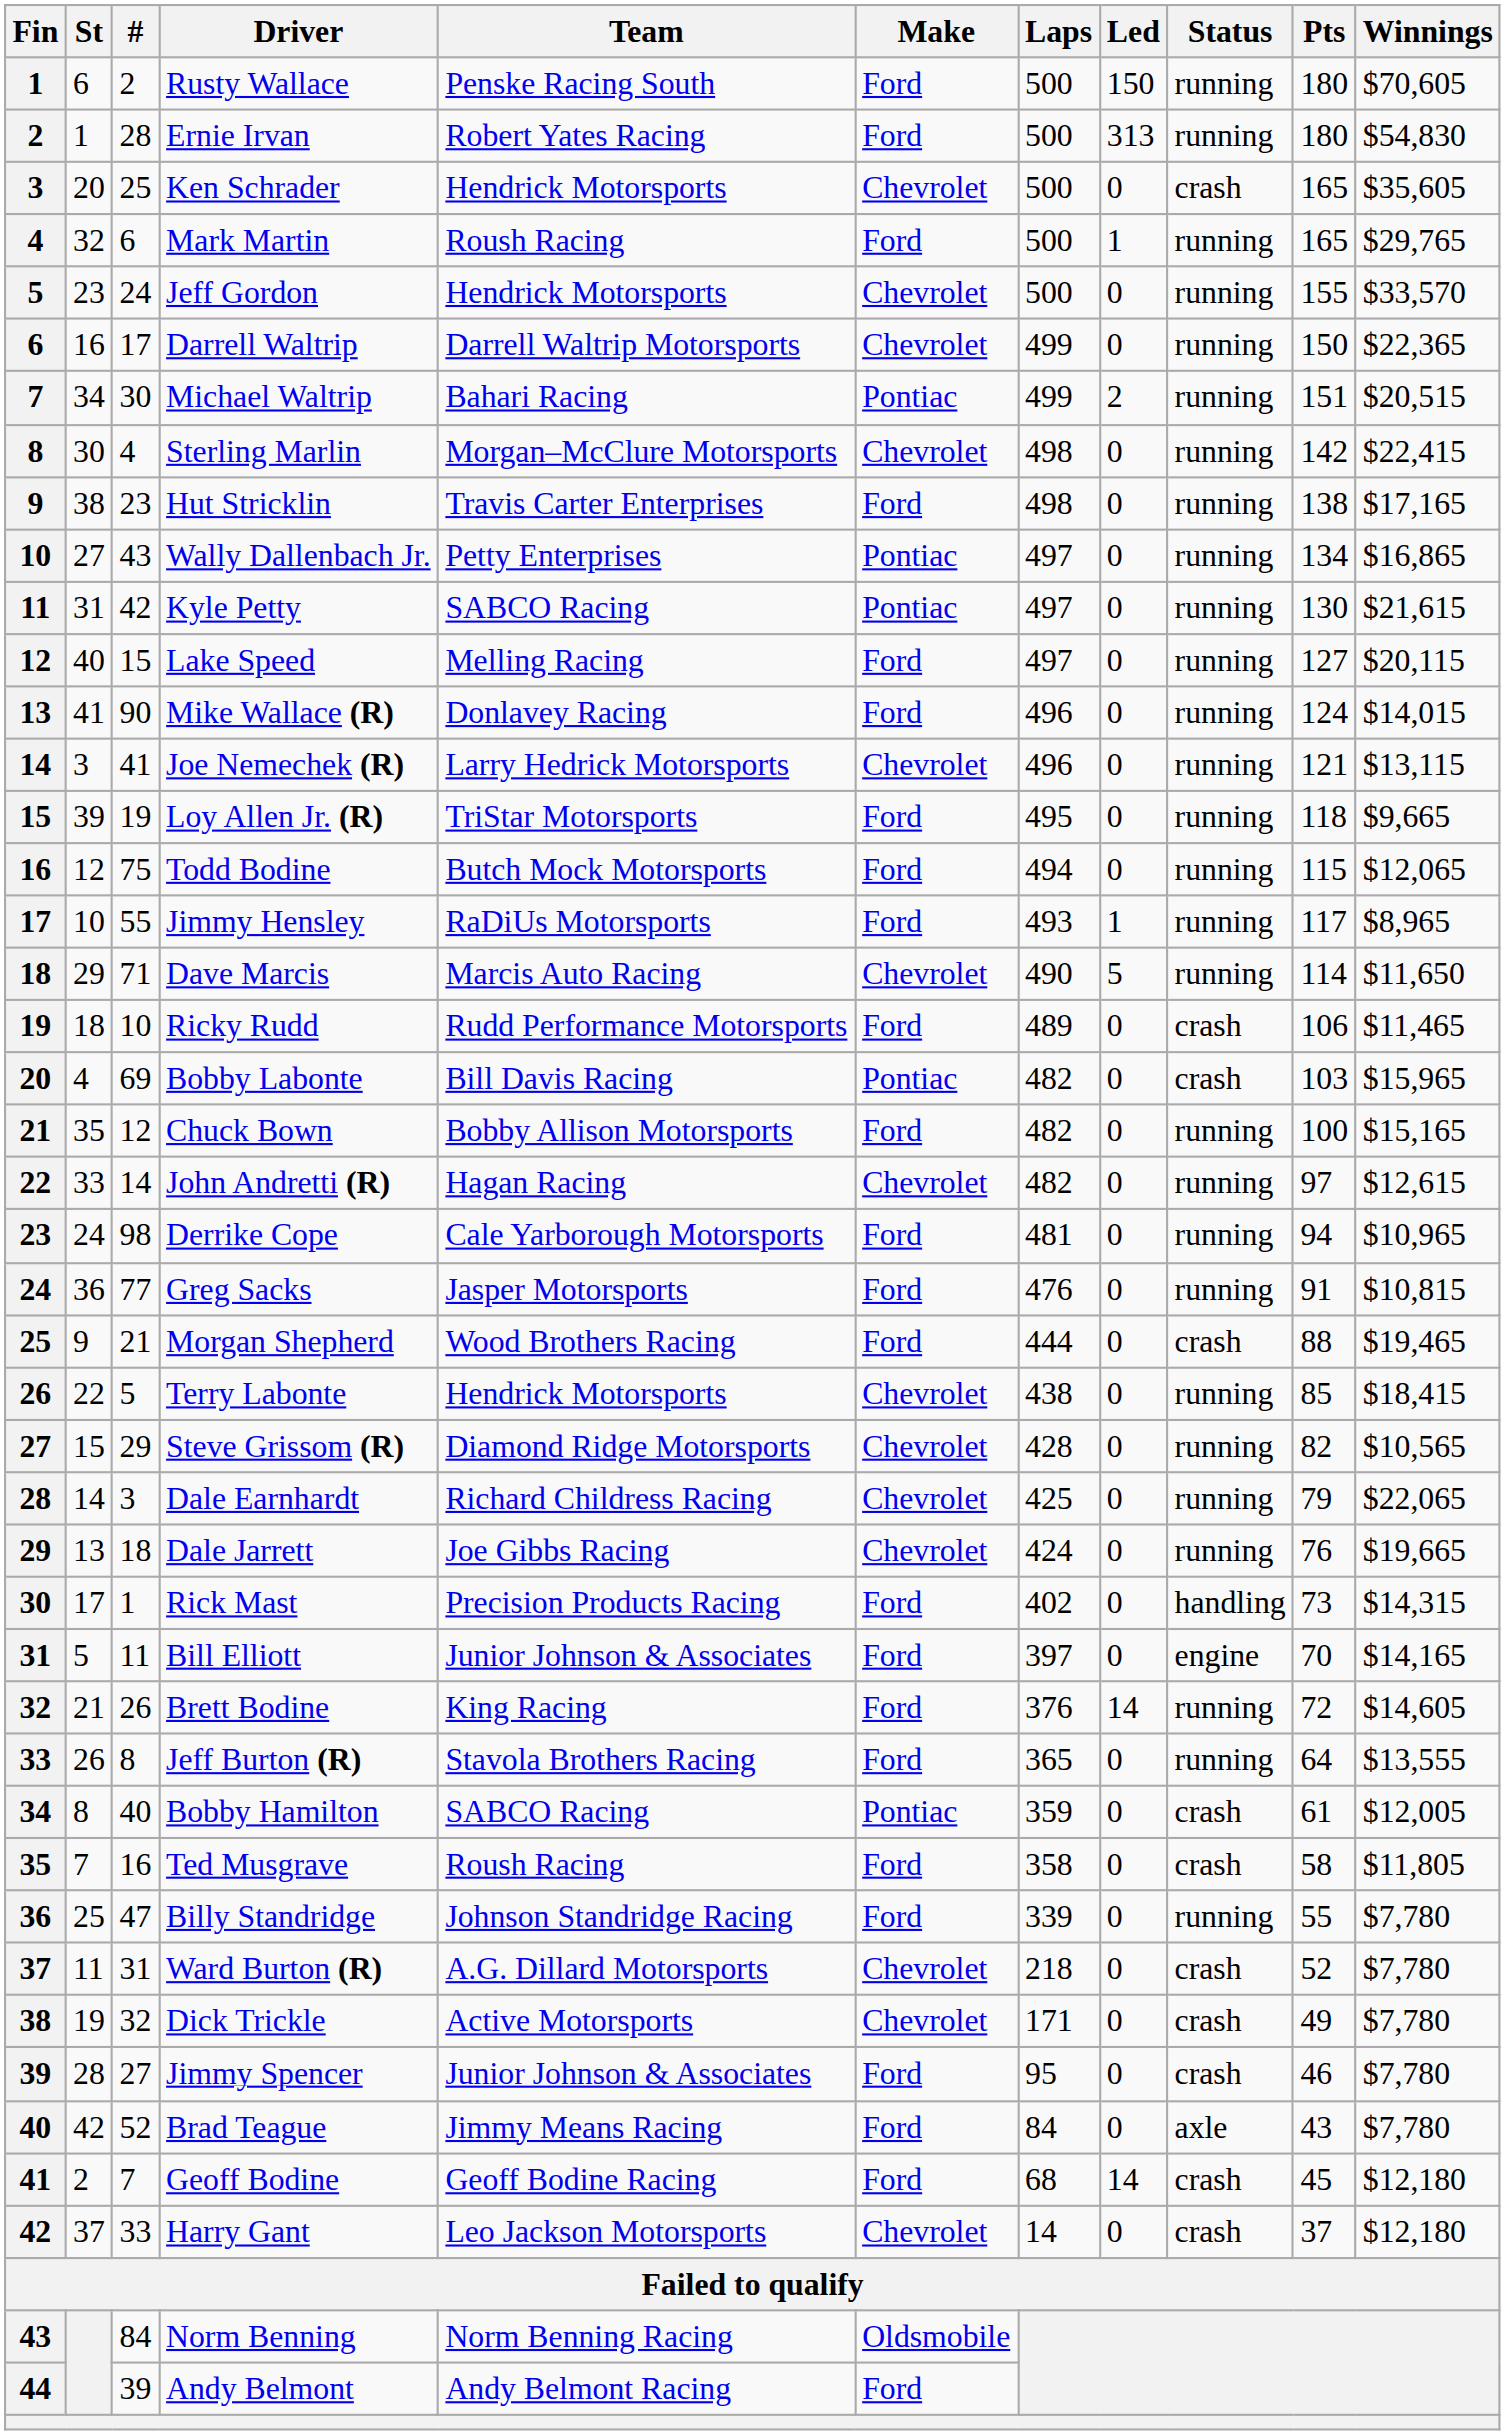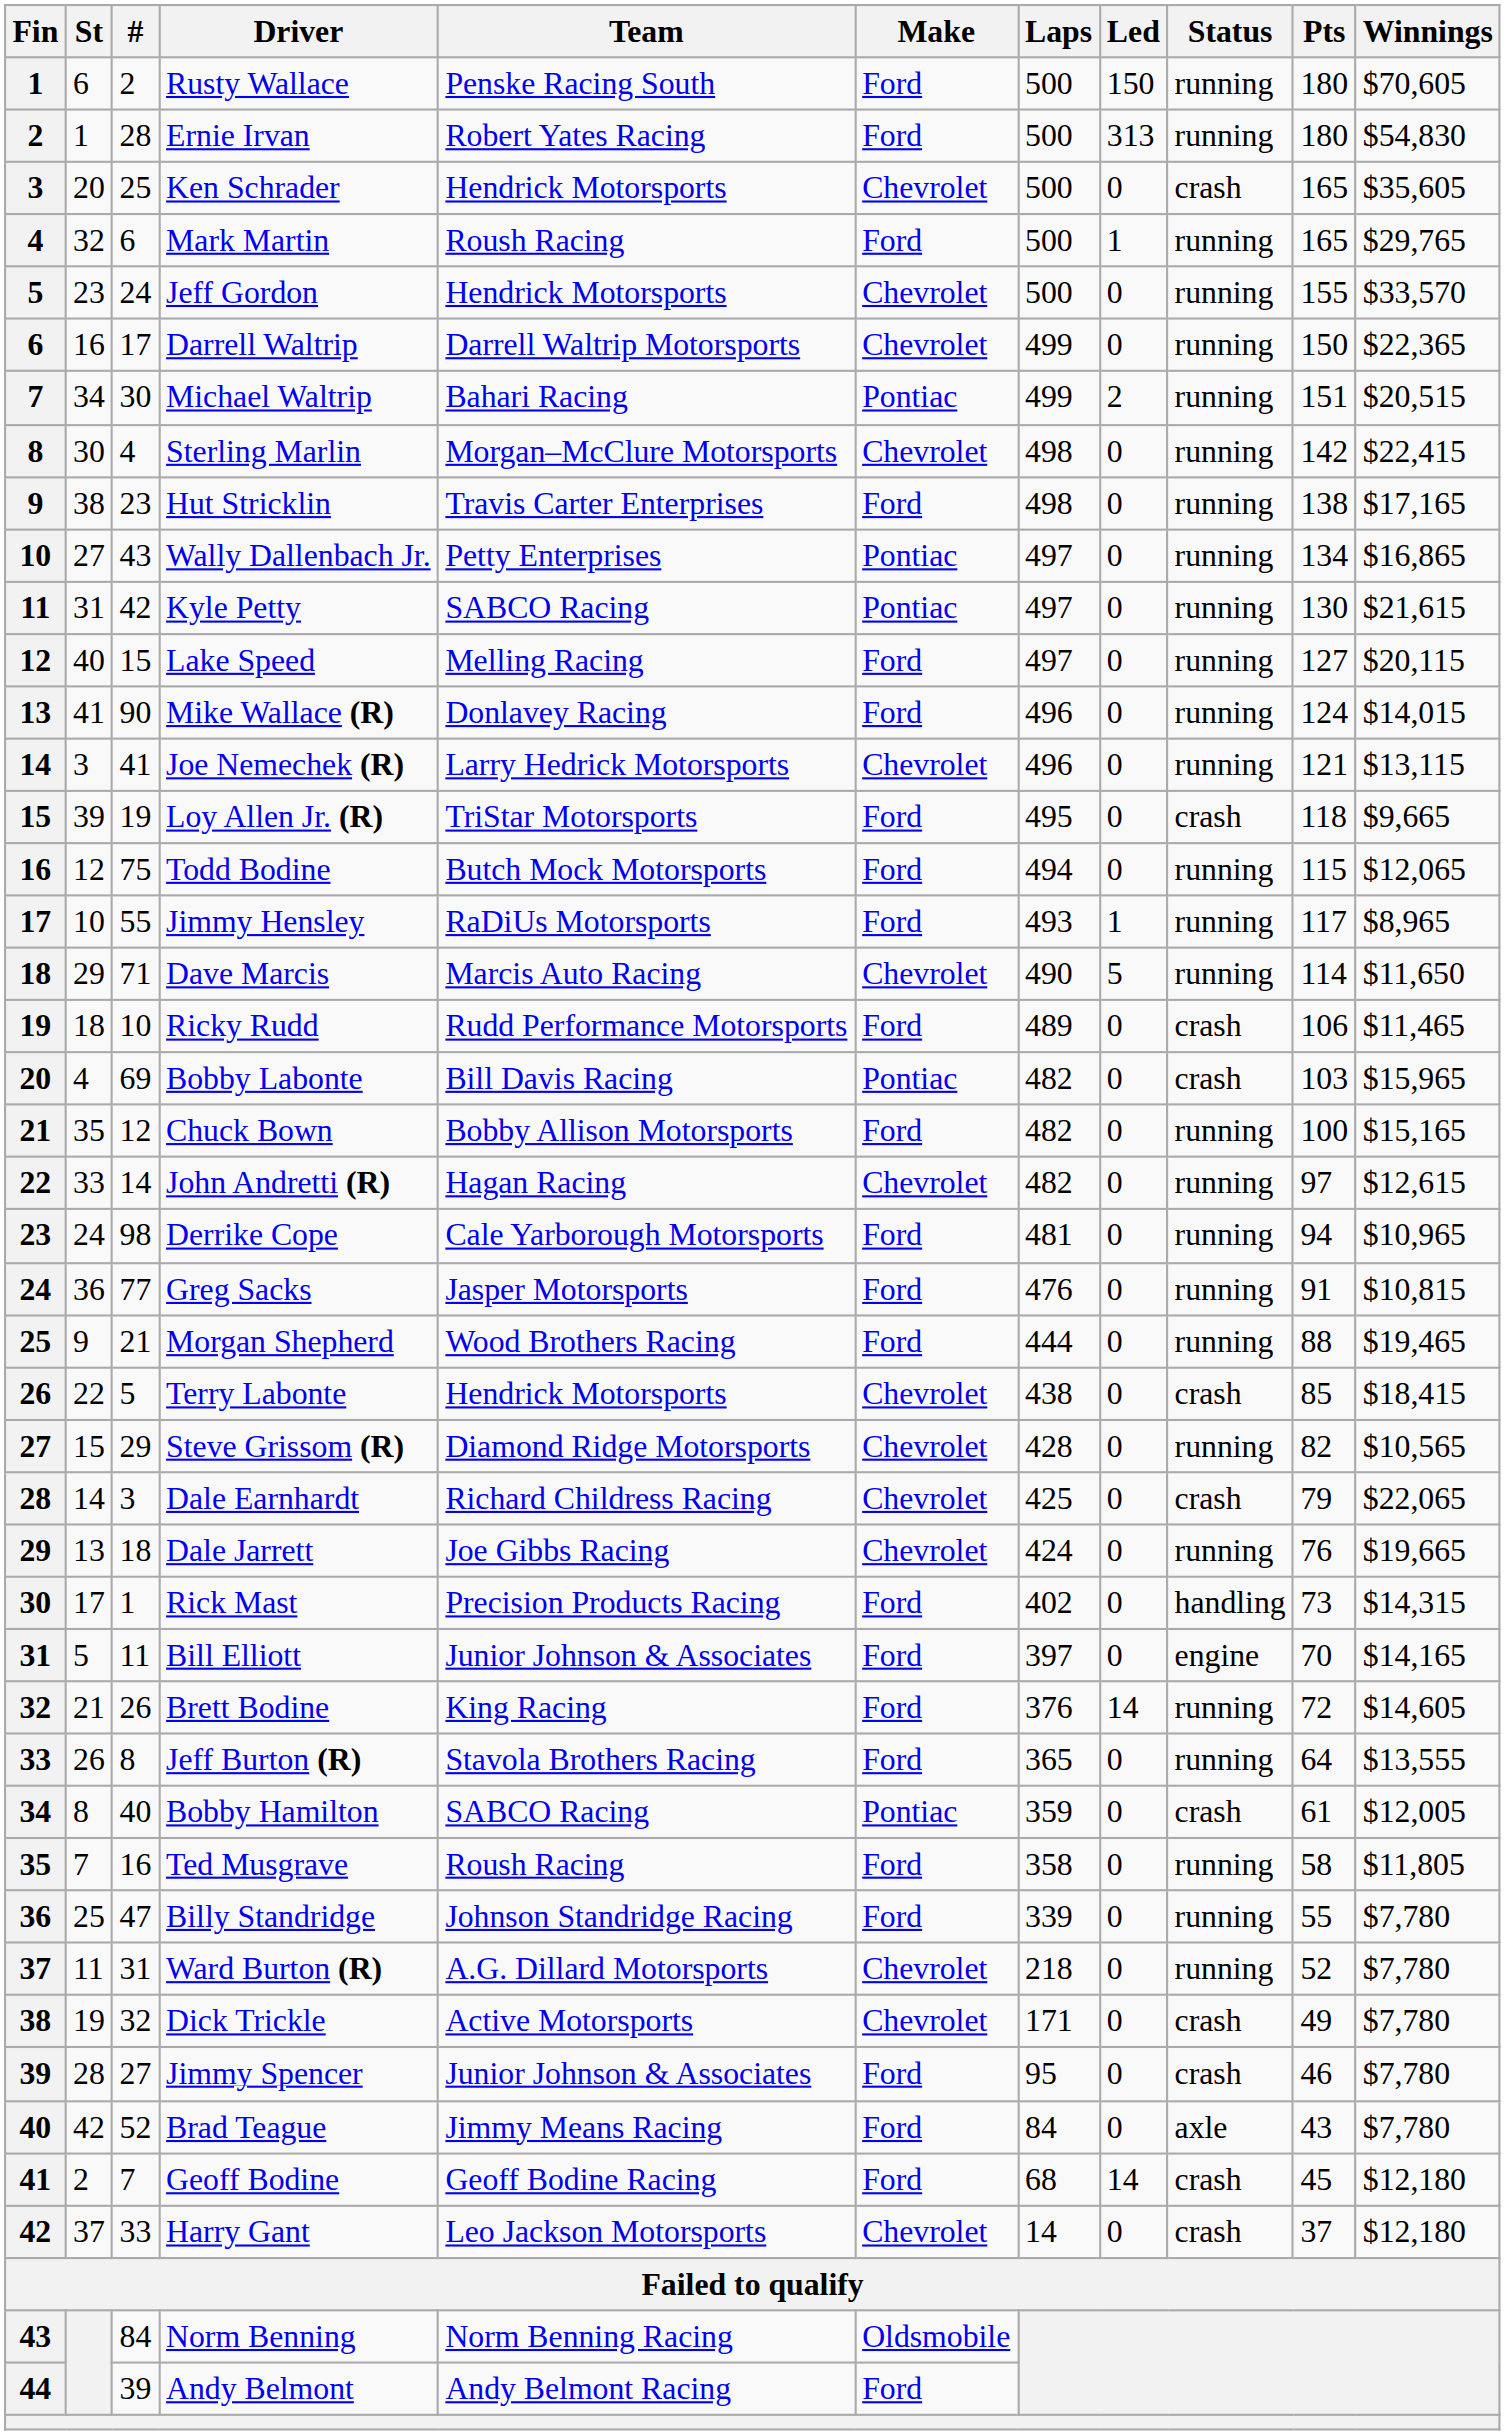(1224, 816) running -> (1208, 816) crash
(1208, 1340) crash -> (1224, 1340) running
(1224, 1392) running -> (1208, 1392) crash
(1224, 1497) running -> (1208, 1497) crash
(1208, 1864) crash -> (1224, 1864) running
(1208, 1968) crash -> (1224, 1968) running
